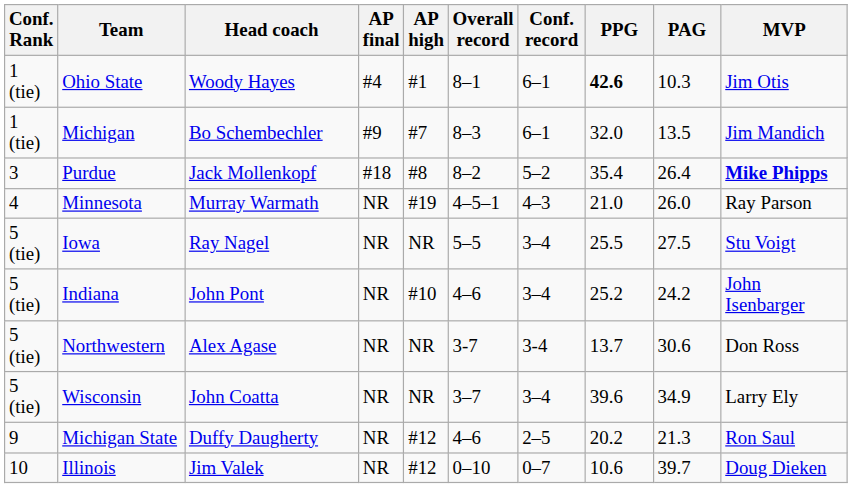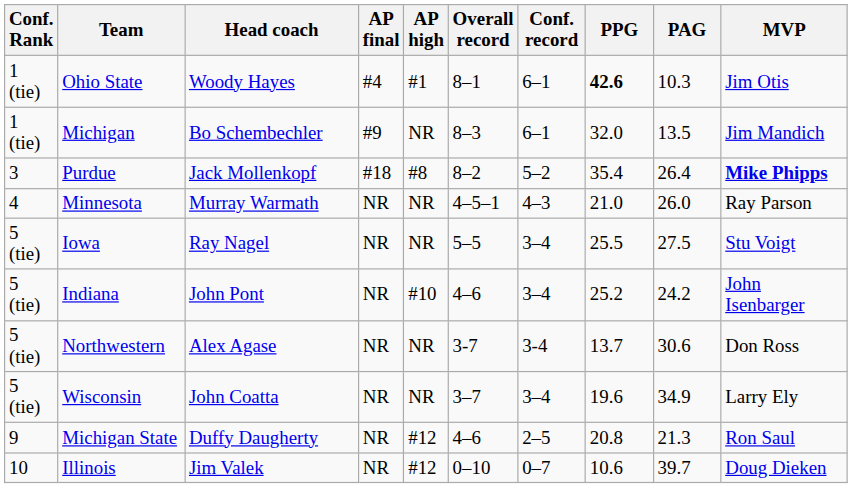(418, 132) #7 -> (421, 132) NR
(422, 202) #19 -> (421, 202) NR
(606, 397) 39.6 -> (606, 397) 19.6
(606, 437) 20.2 -> (606, 437) 20.8
